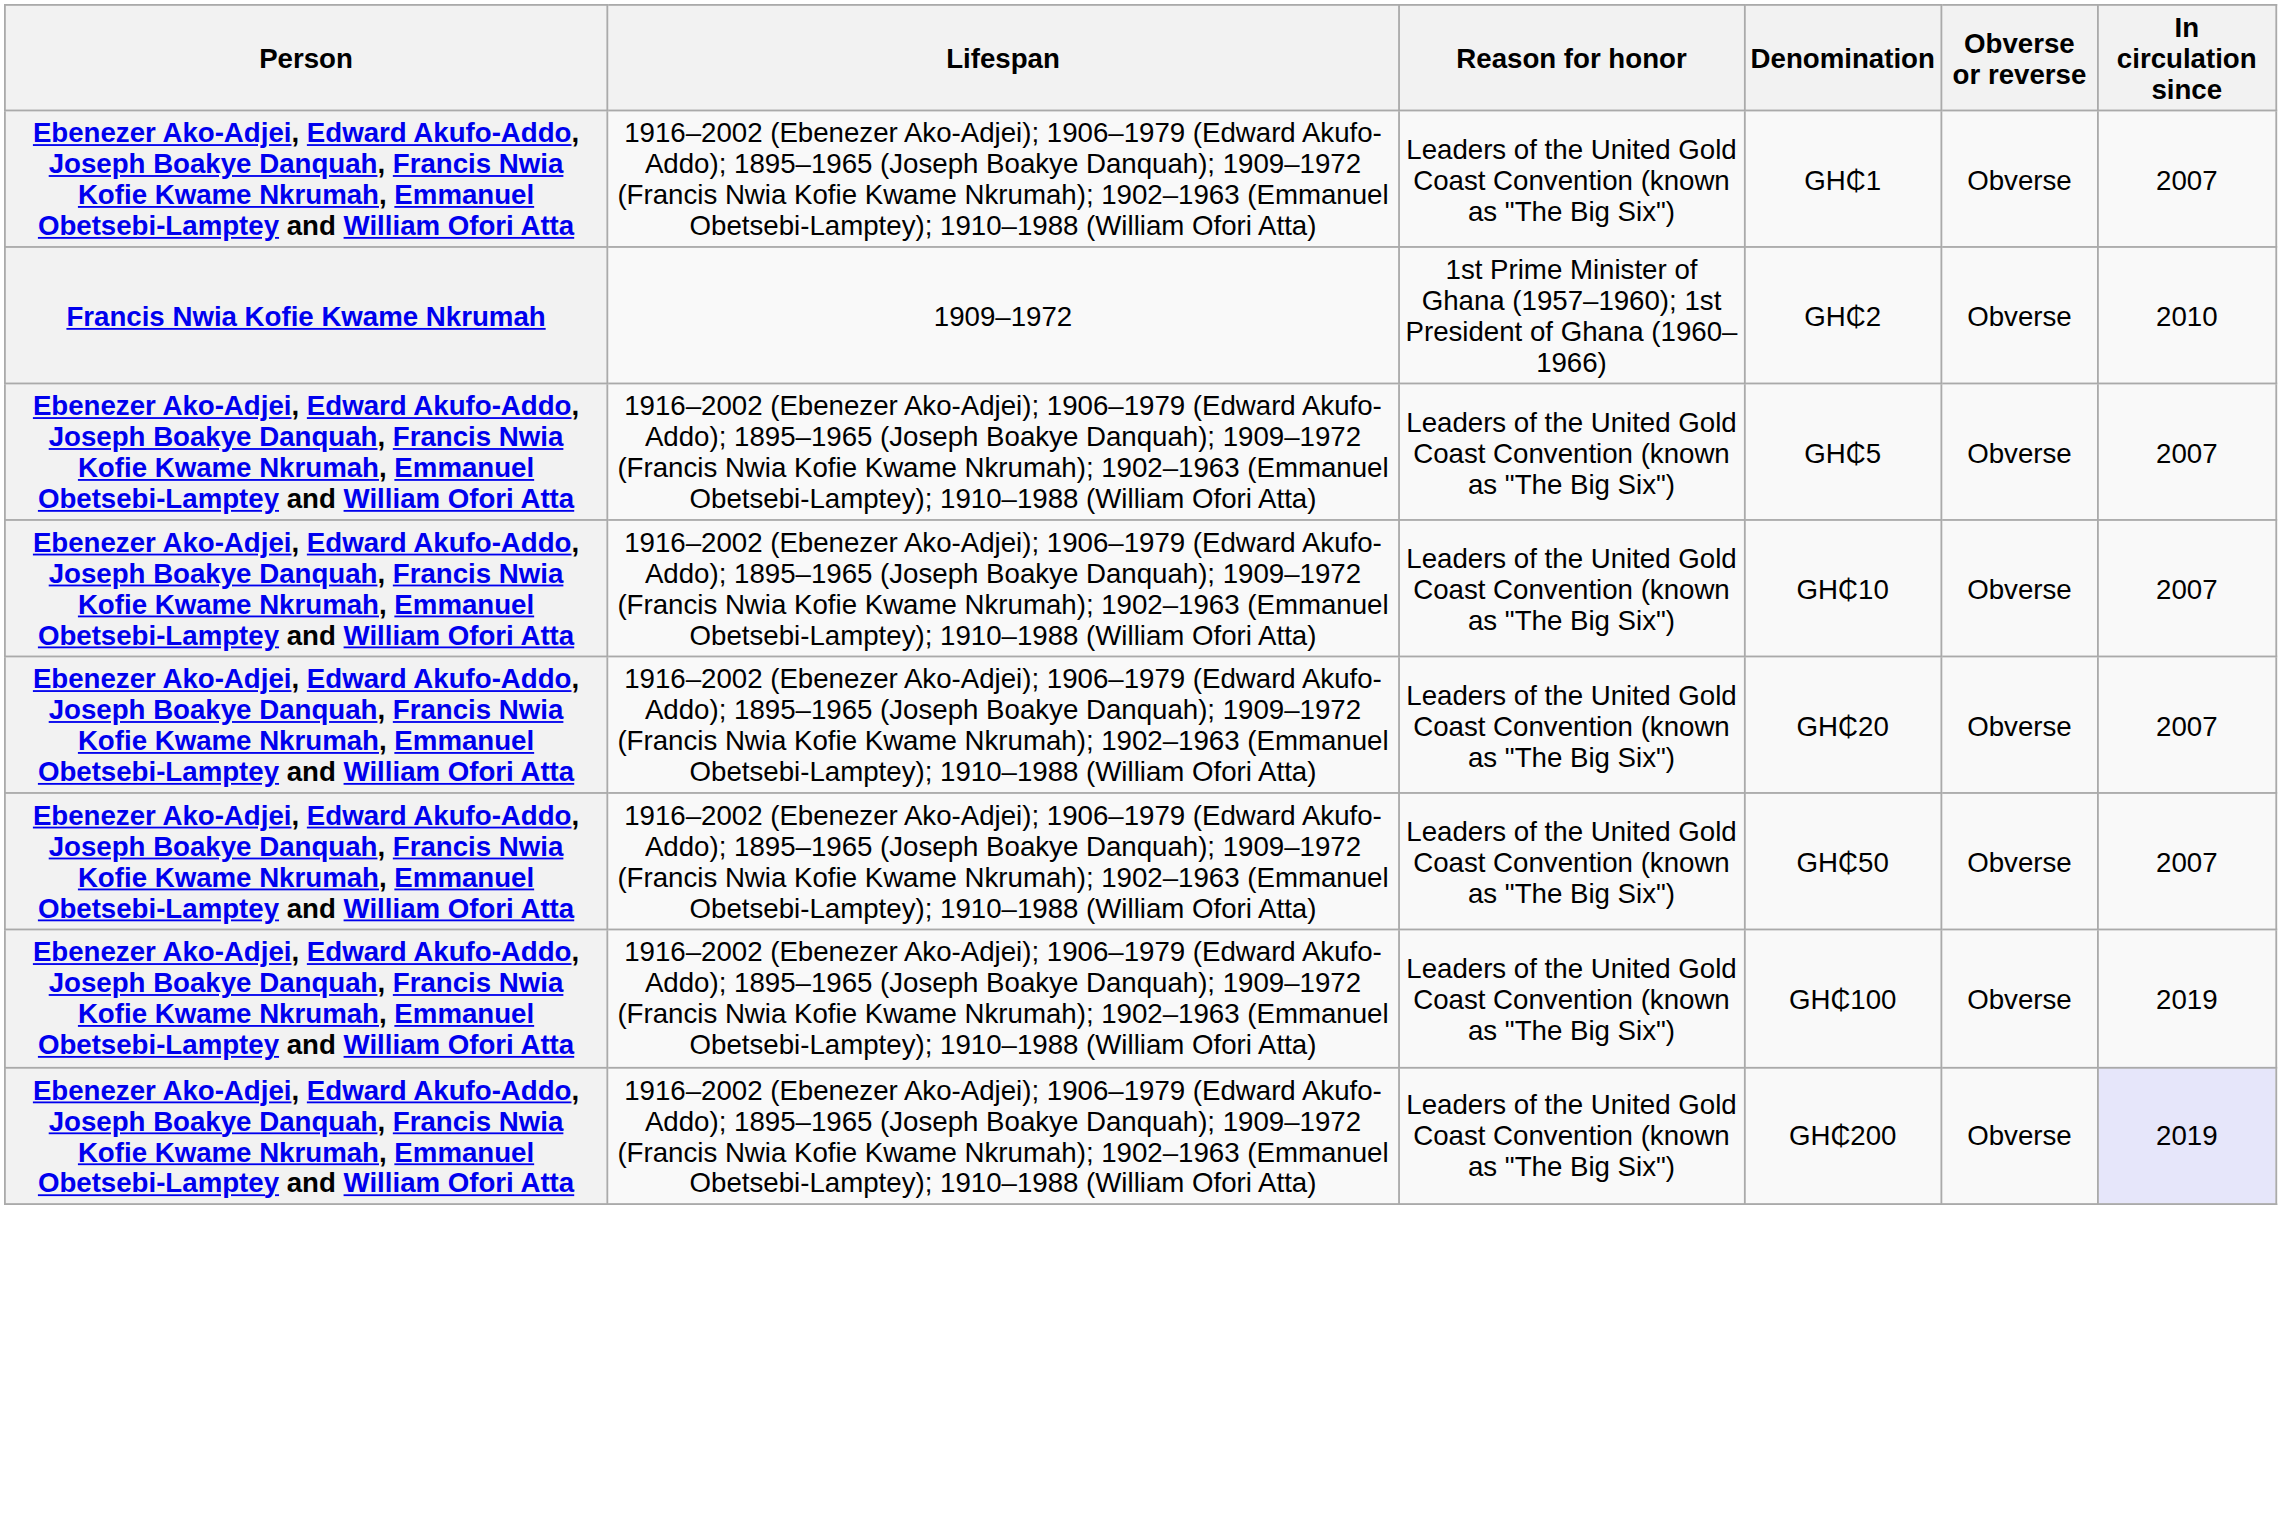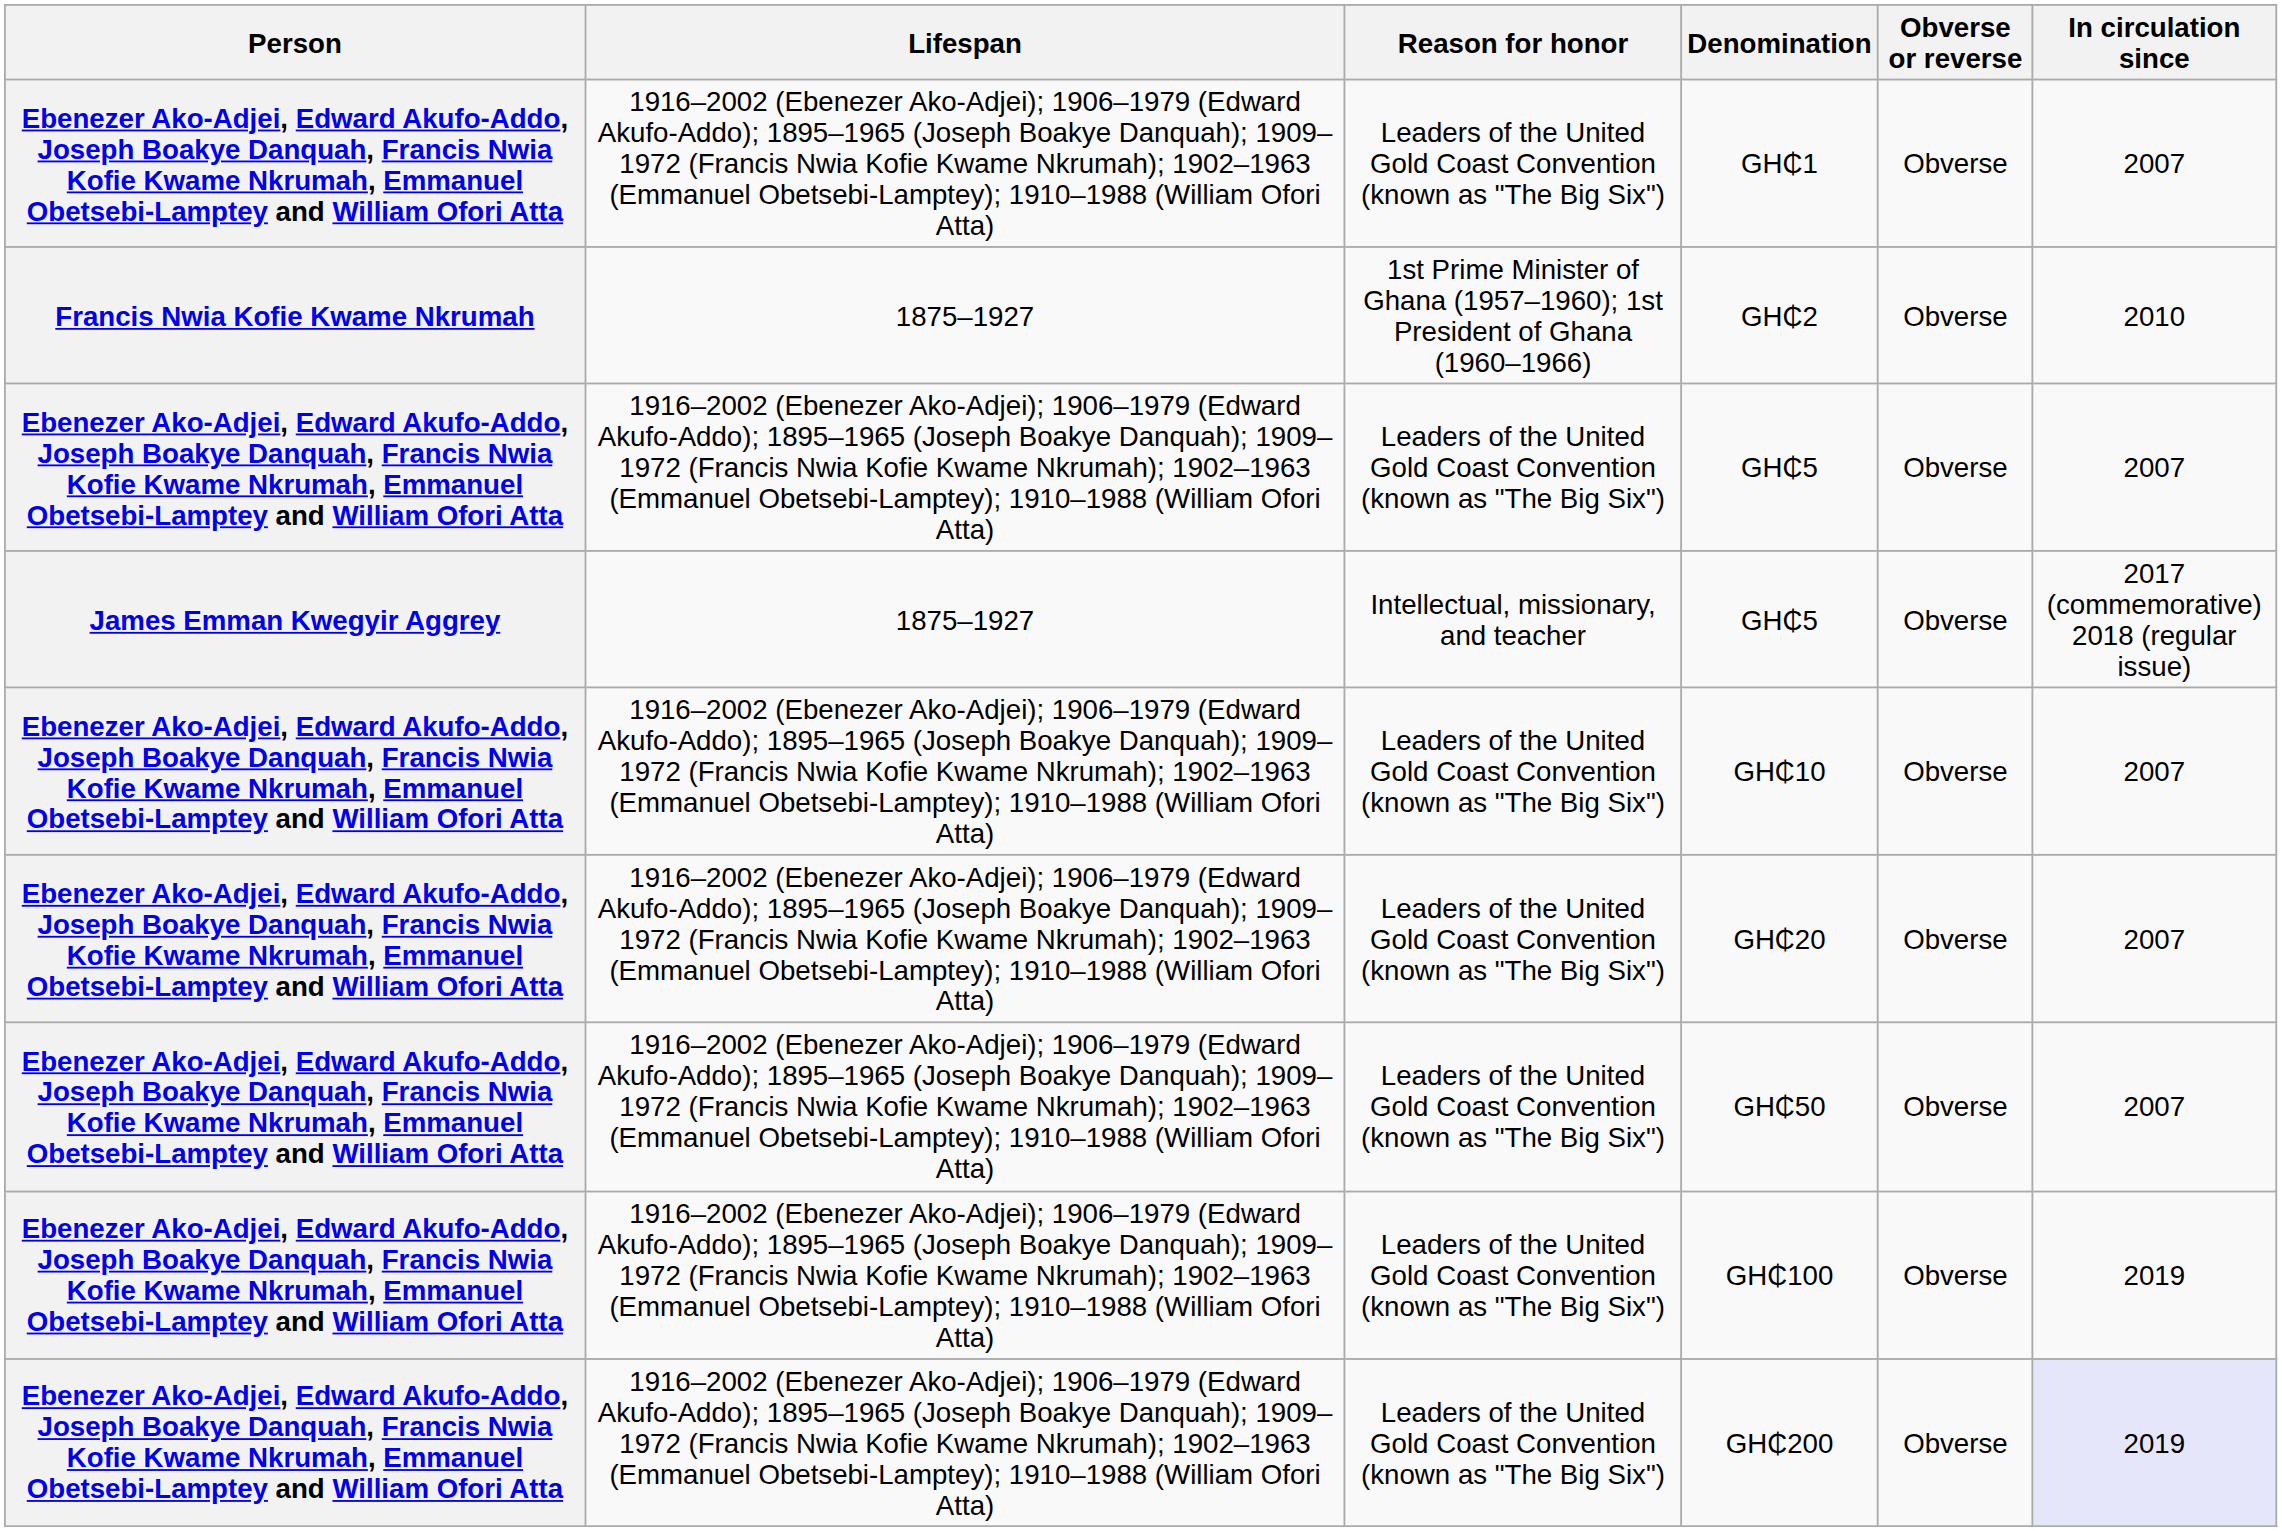(1003, 316) 1909–1972 -> (965, 316) 1875–1927
+ row: (295, 620)
